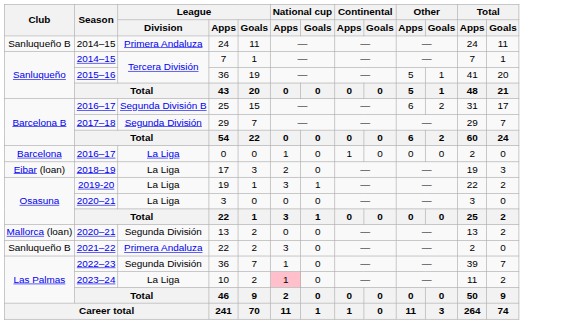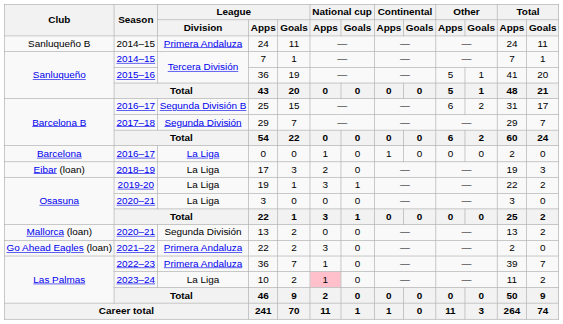(39, 248) Sanluqueño B -> (59, 248) Go Ahead Eagles (loan)
(163, 264) Segunda División -> (203, 264) Primera Andaluza
